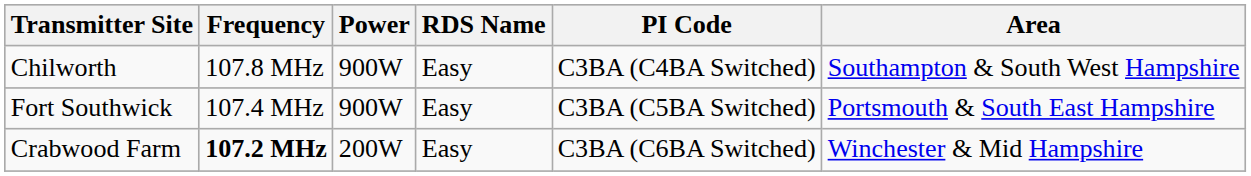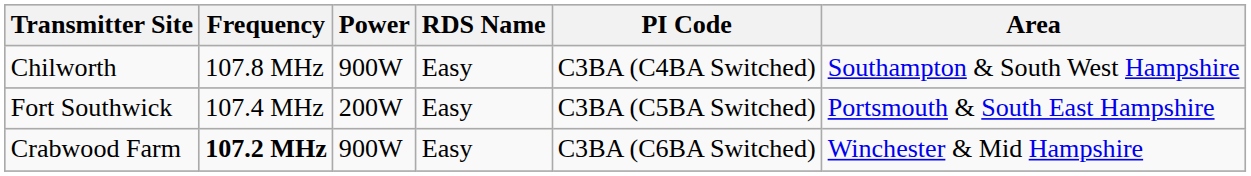(371, 107) 900W -> (371, 107) 200W
(371, 149) 200W -> (371, 149) 900W
